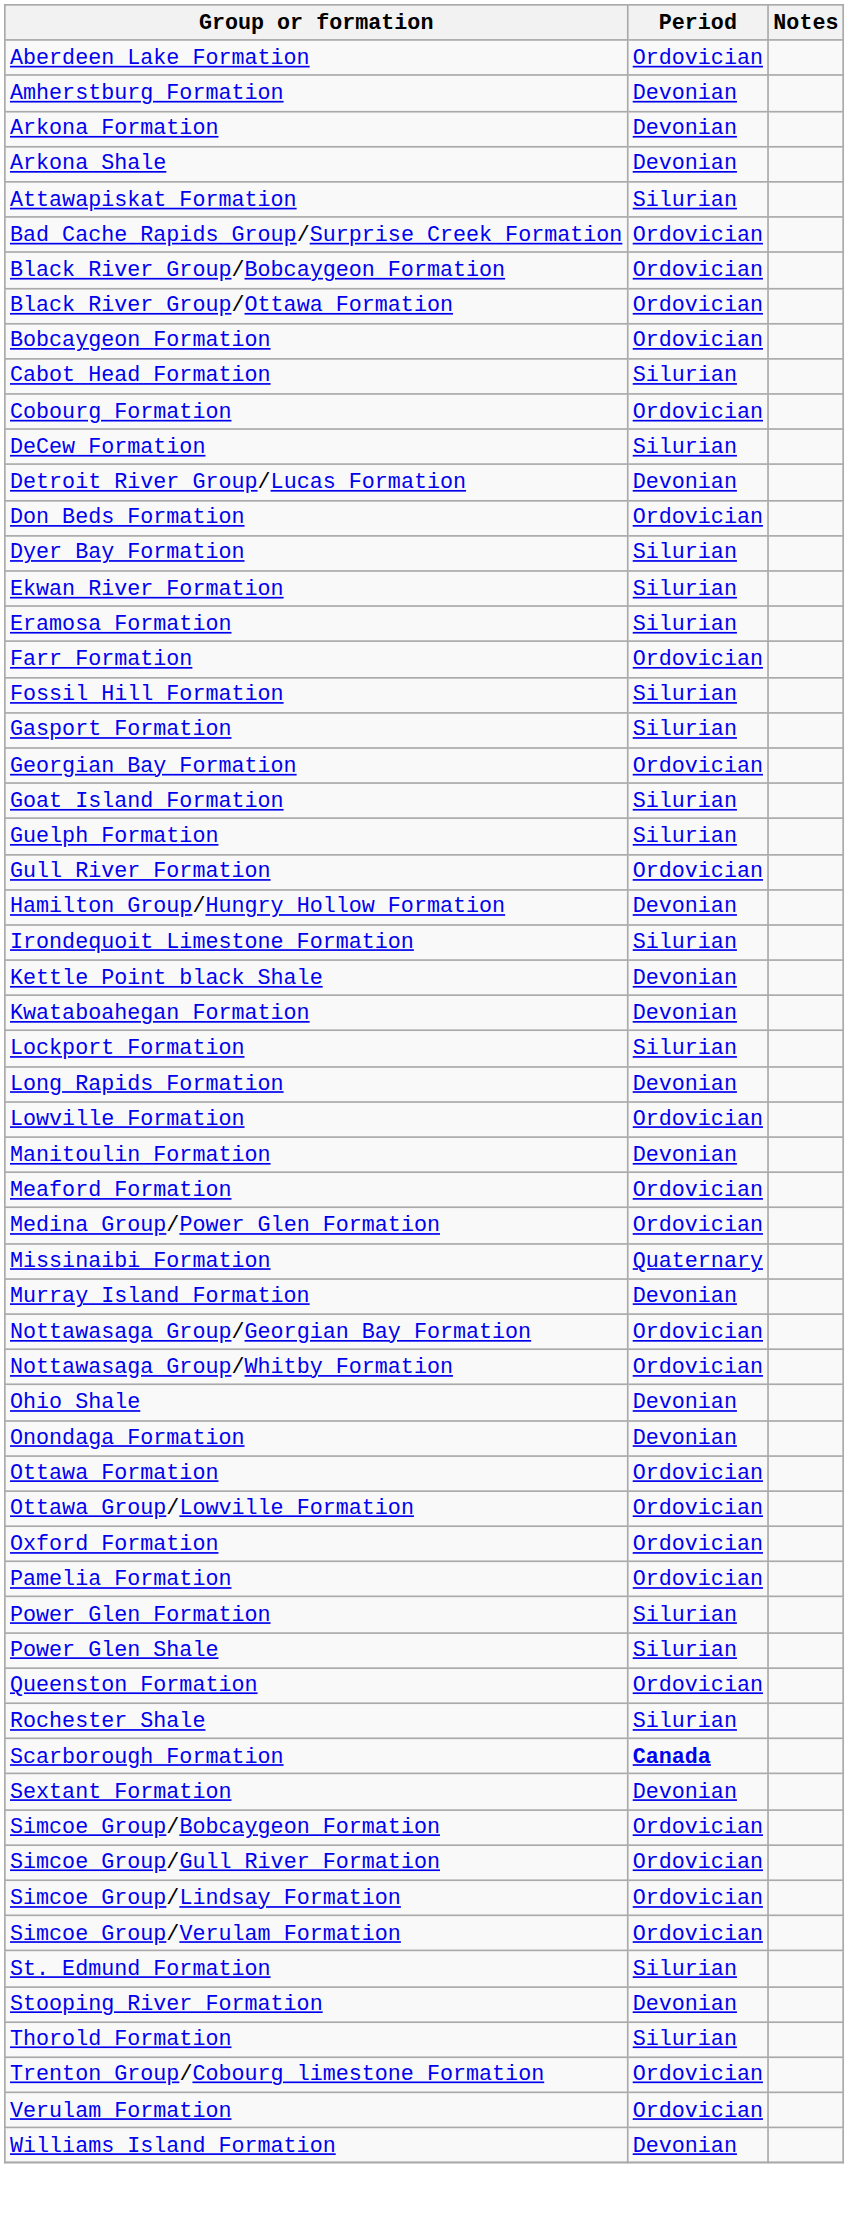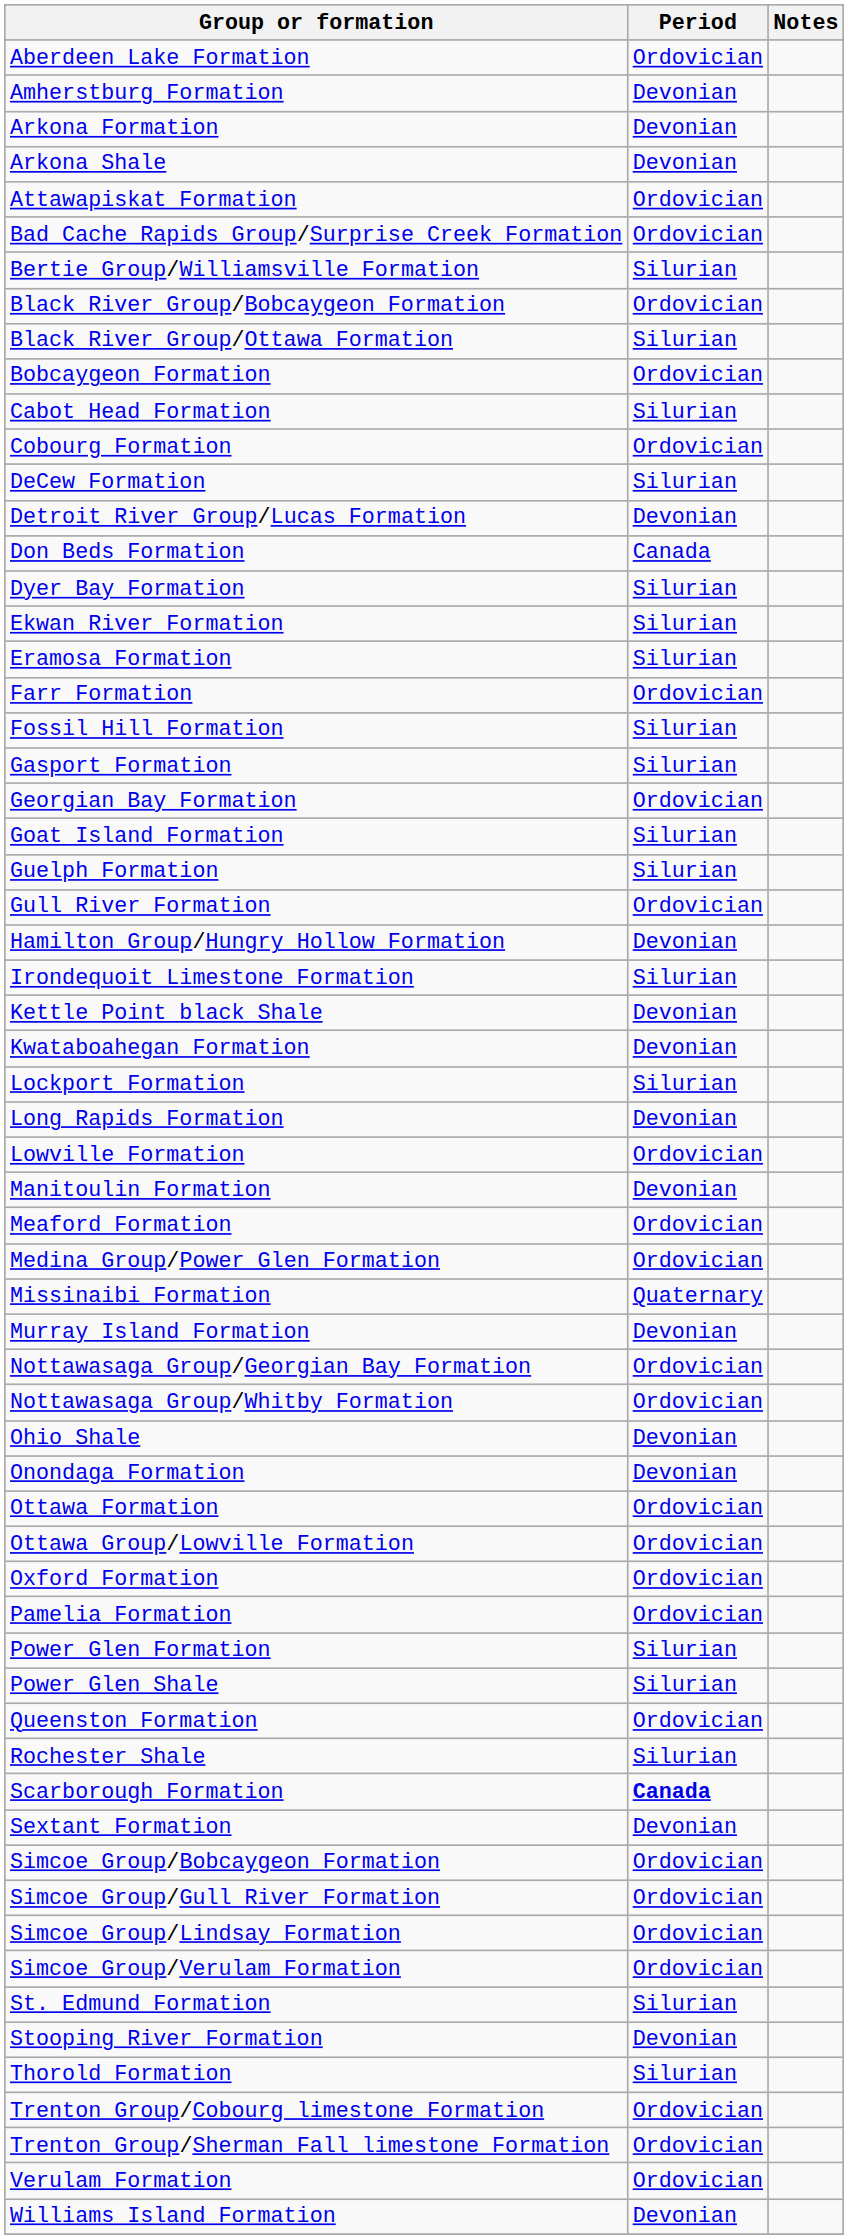(685, 199) Silurian -> (698, 199) Ordovician
+ row: (245, 270)
(698, 306) Ordovician -> (685, 341) Silurian
(698, 518) Ordovician -> (672, 553) Canada
+ row: (310, 2146)
